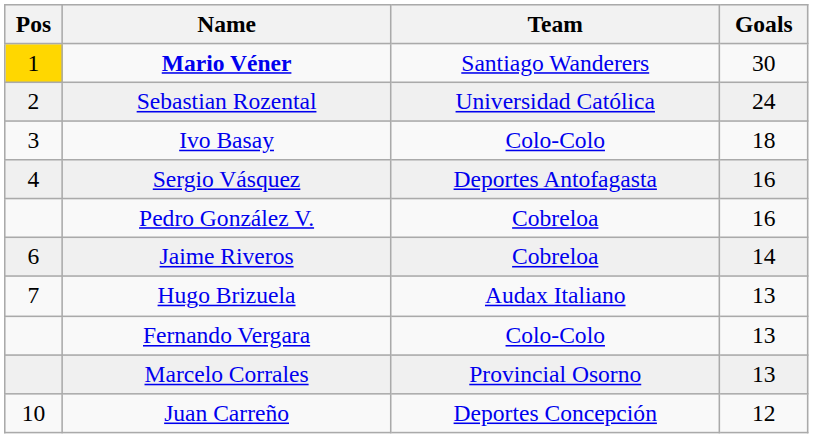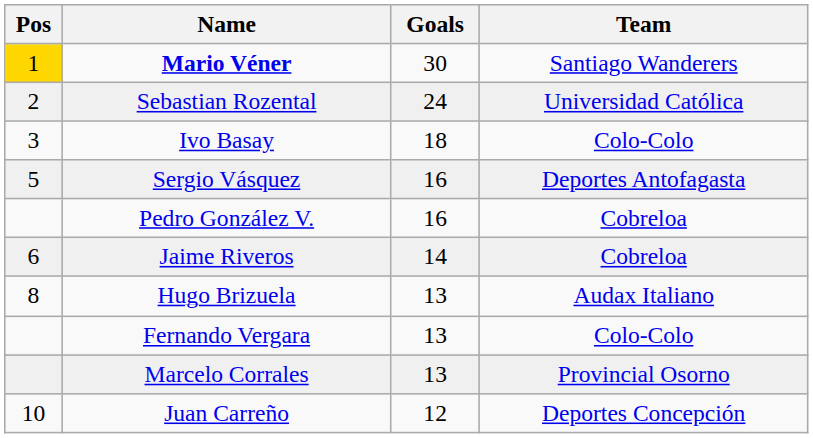columns swapped: (555, 24) <-> (764, 24)
(33, 179) 4 -> (33, 179) 5
(33, 296) 7 -> (33, 296) 8
